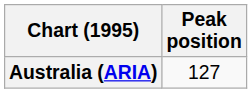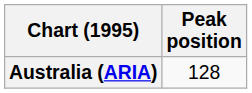(204, 72) 127 -> (204, 72) 128
